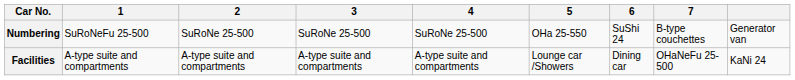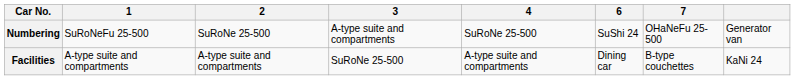- column: (570, 12)
(334, 34) SuRoNe 25-500 -> (367, 34) A-type suite and compartments
(681, 34) B-type couchettes -> (677, 34) OHaNeFu 25-500
(334, 61) A-type suite and compartments -> (367, 61) SuRoNe 25-500
(688, 61) OHaNeFu 25-500 -> (670, 61) B-type couchettes
